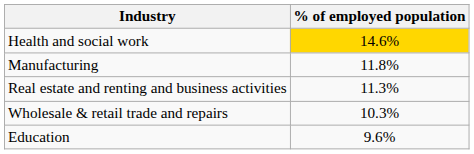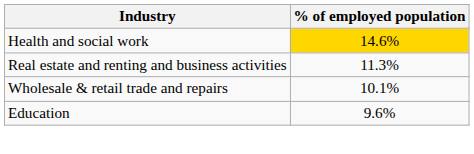- row: (53, 64)
(380, 112) 10.3% -> (380, 88) 10.1%
